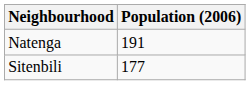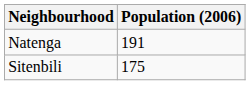(133, 67) 177 -> (133, 67) 175
